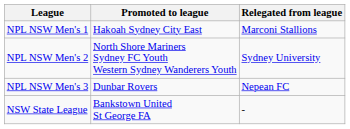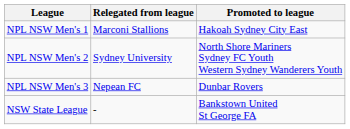columns swapped: (165, 12) <-> (292, 12)
